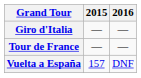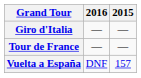columns swapped: (97, 13) <-> (123, 13)
